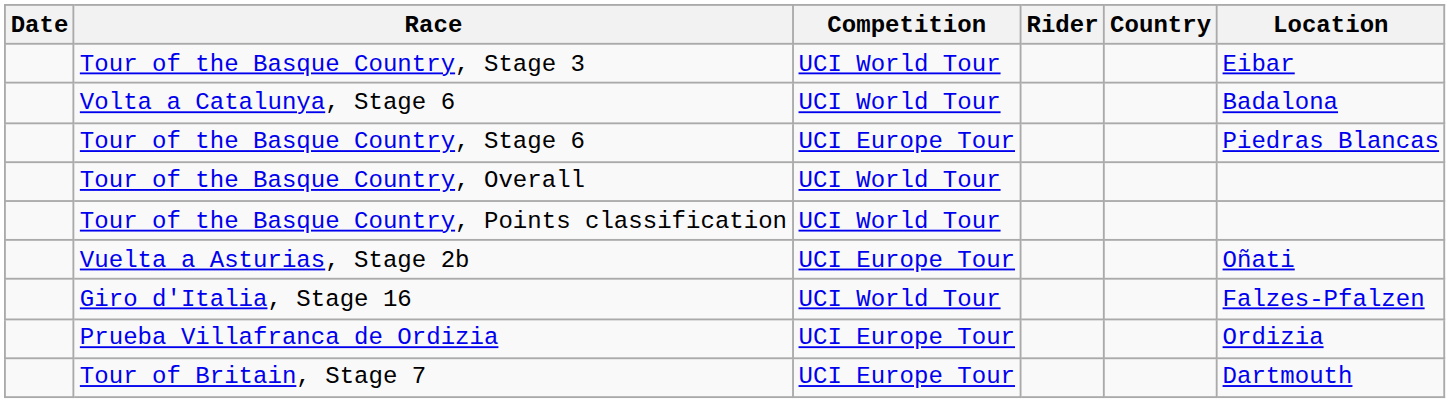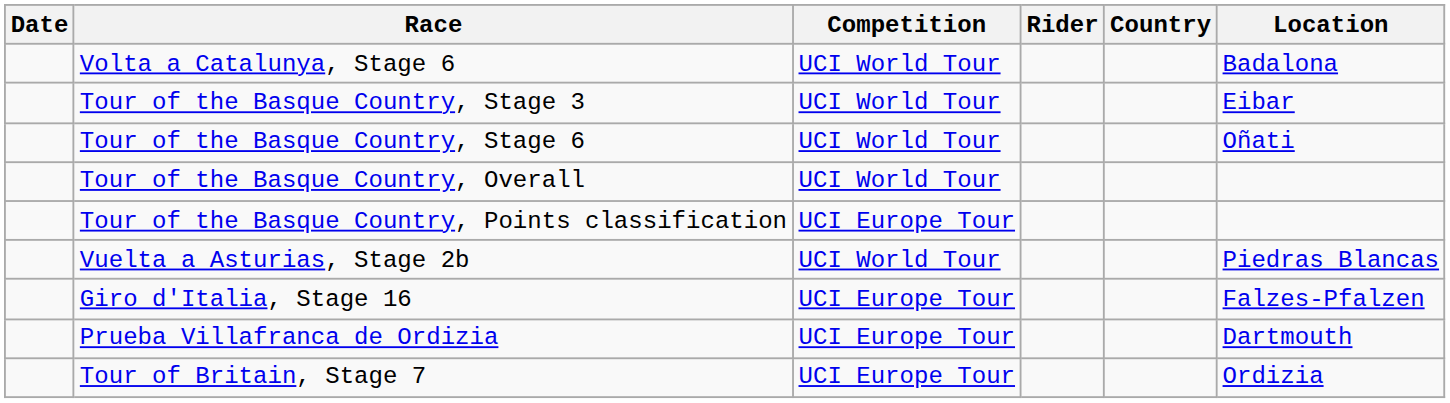rows swapped: (267, 103) <-> (332, 64)
(907, 142) UCI Europe Tour -> (900, 142) UCI World Tour
(1331, 142) Piedras Blancas -> (1259, 142) Oñati
(900, 221) UCI World Tour -> (907, 221) UCI Europe Tour
(907, 260) UCI Europe Tour -> (900, 260) UCI World Tour
(1259, 260) Oñati -> (1331, 260) Piedras Blancas
(900, 299) UCI World Tour -> (907, 299) UCI Europe Tour
(1273, 338) Ordizia -> (1288, 338) Dartmouth
(1288, 377) Dartmouth -> (1273, 377) Ordizia
